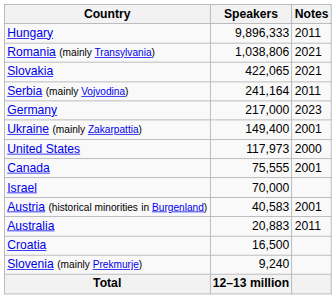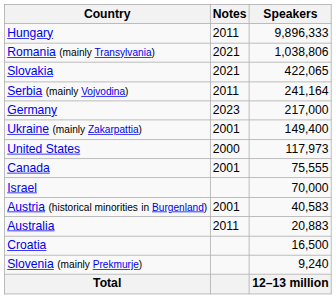columns swapped: (251, 14) <-> (312, 14)
